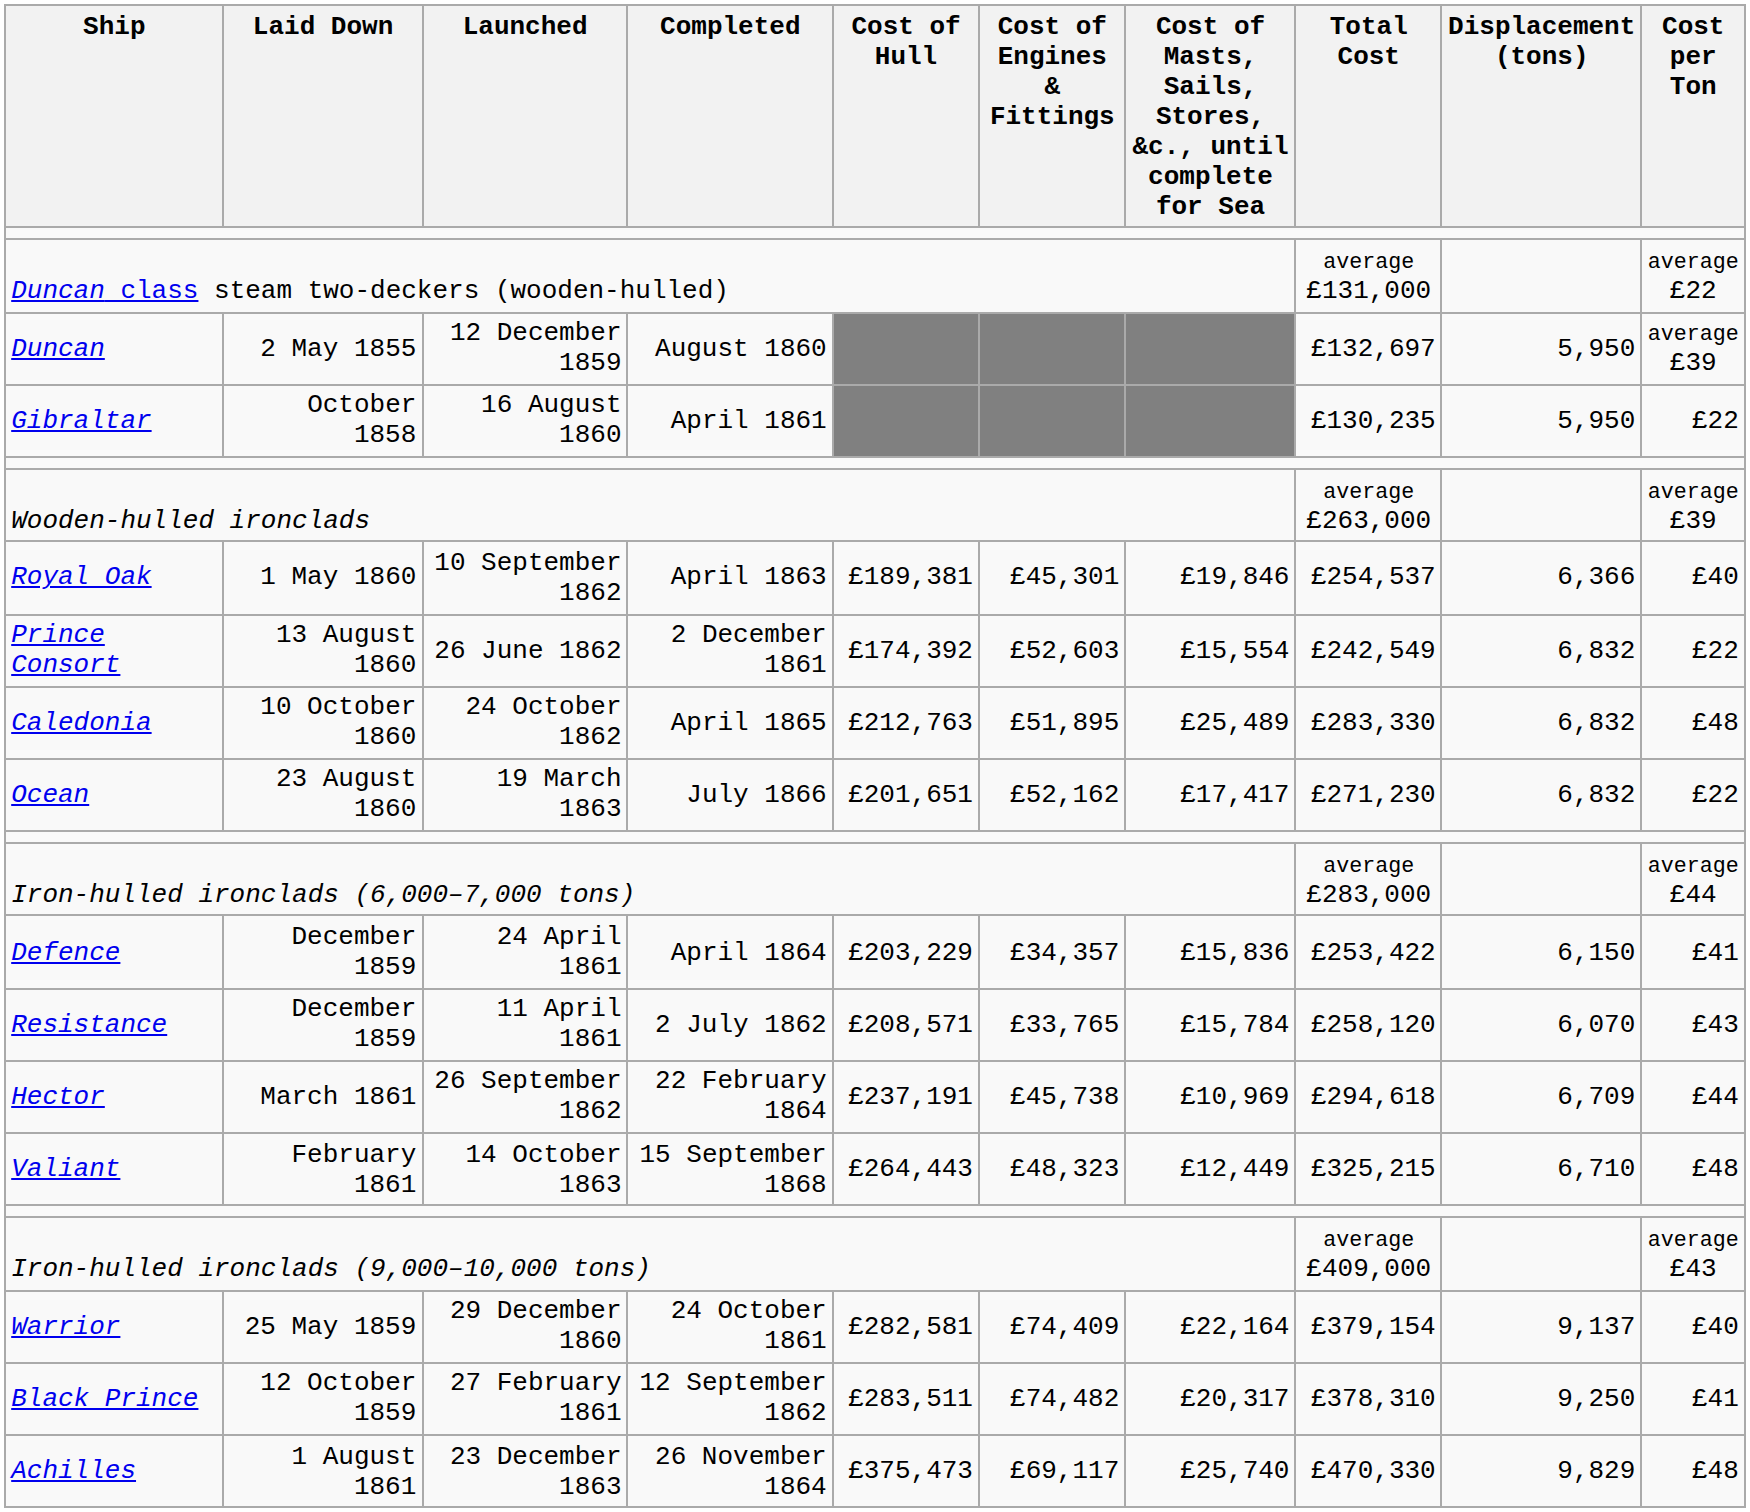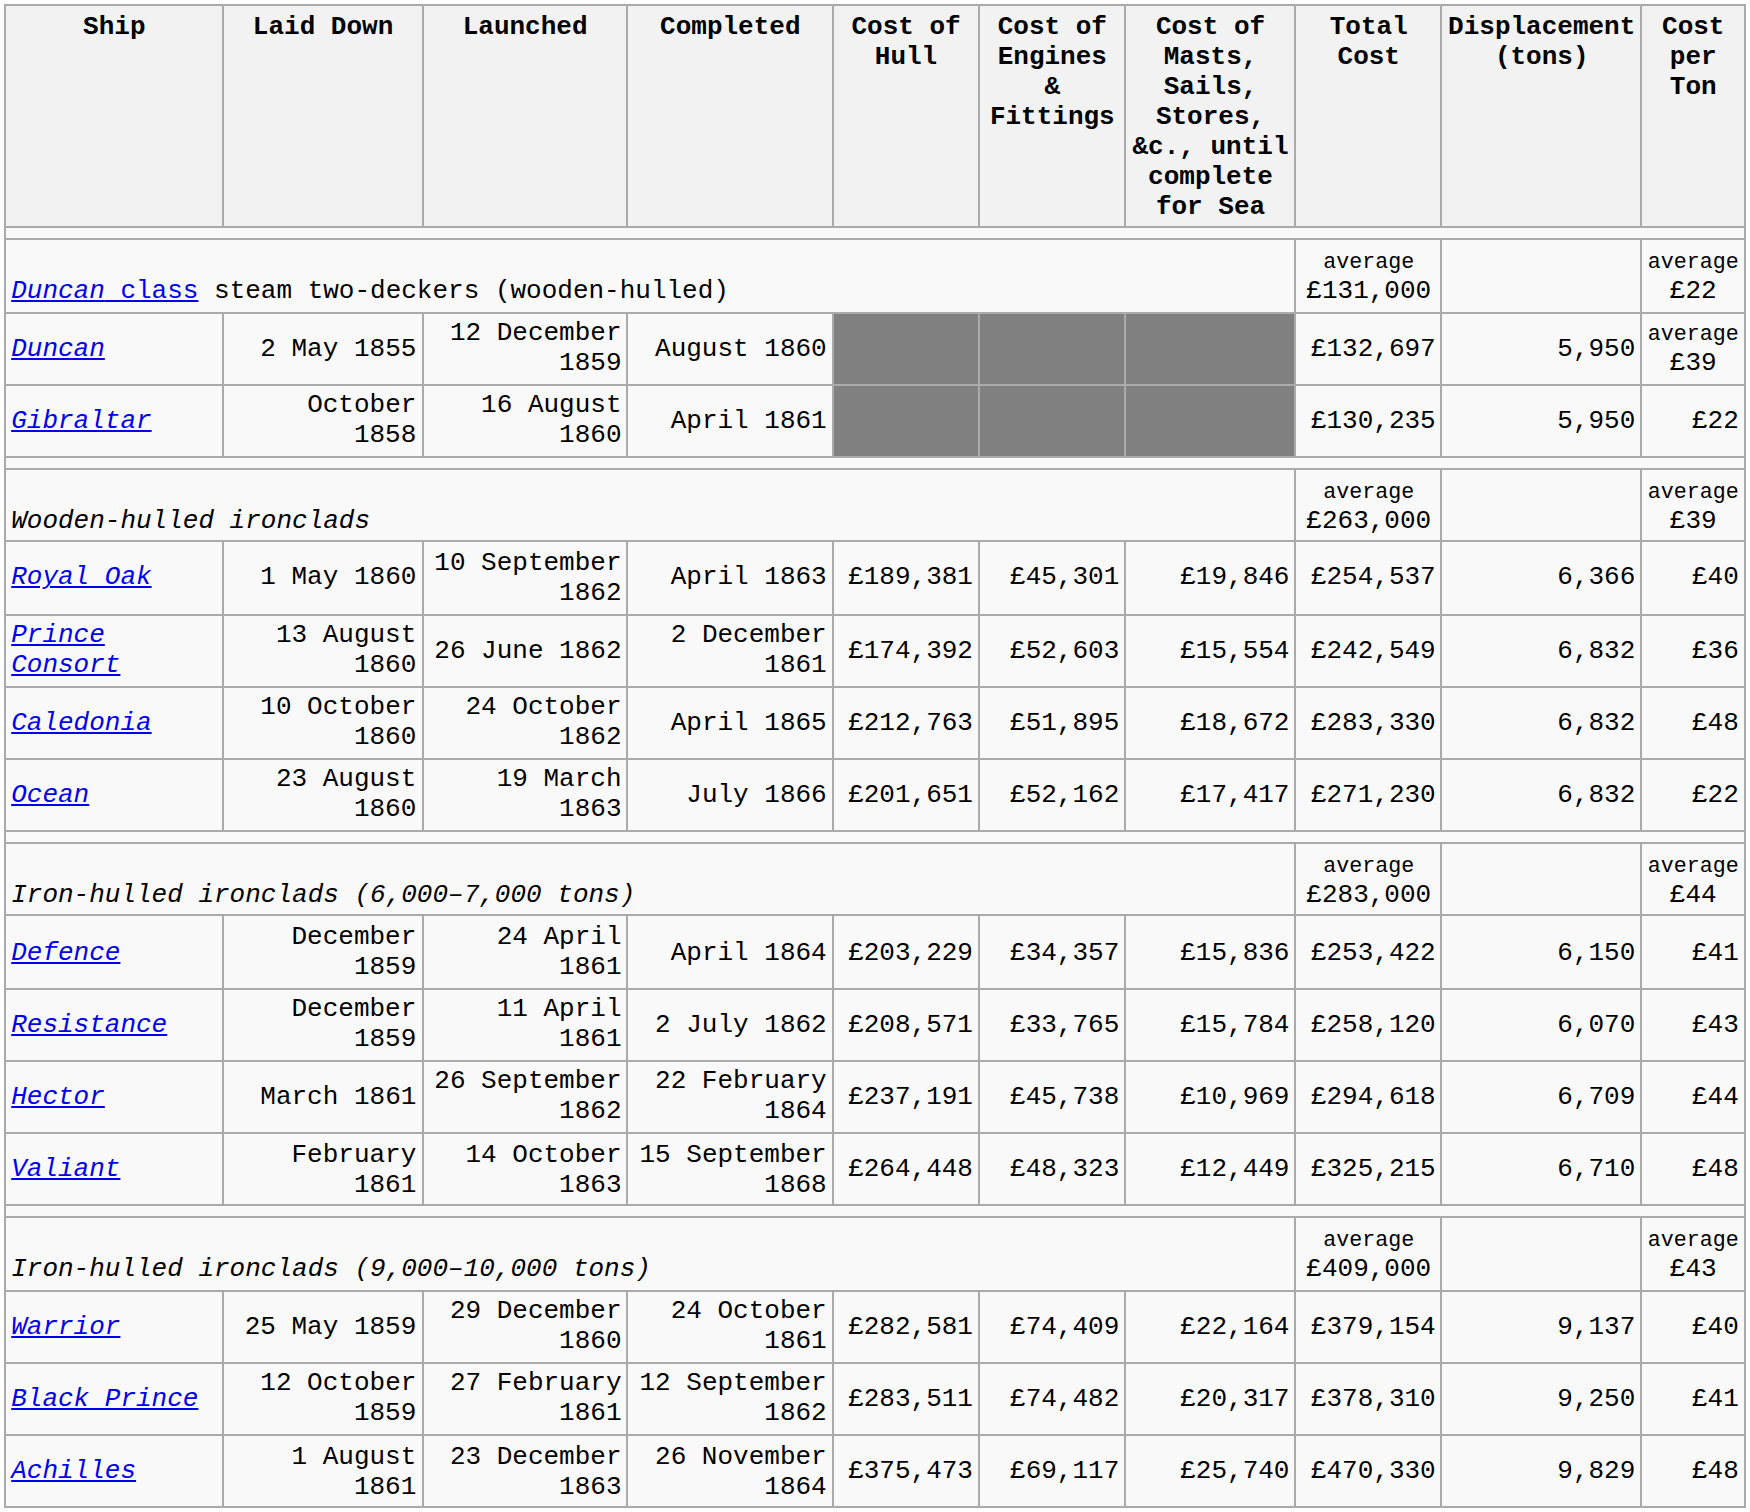(1715, 650) £22 -> (1715, 650) £36
(1235, 723) £25,489 -> (1235, 723) £18,672
(911, 1169) £264,443 -> (911, 1169) £264,448
